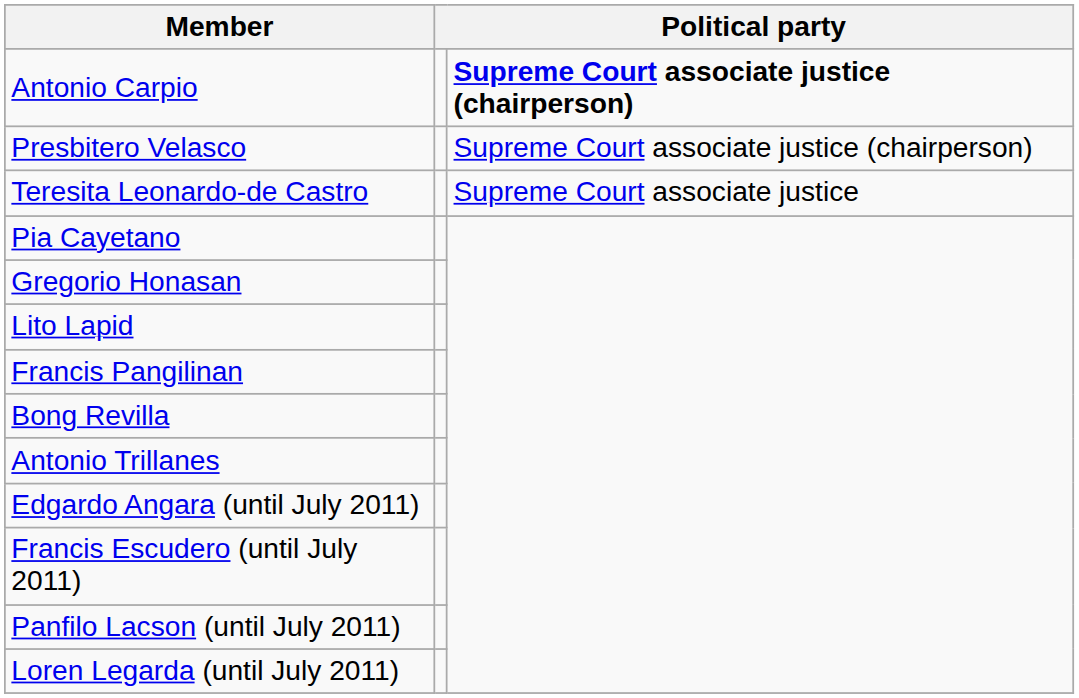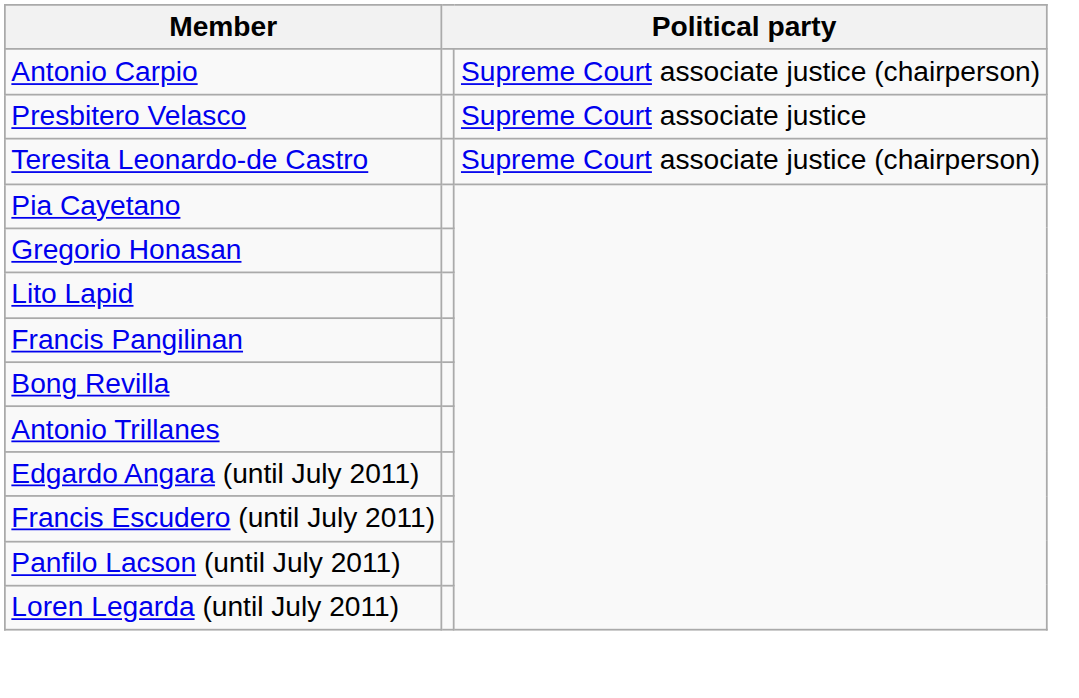(672, 87) bold -> (751, 71) normal
(743, 147) Supreme Court associate justice (chairperson) -> (664, 116) Supreme Court associate justice
(656, 192) Supreme Court associate justice -> (751, 160) Supreme Court associate justice (chairperson)
